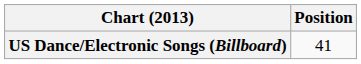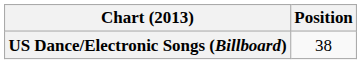(324, 44) 41 -> (324, 44) 38
